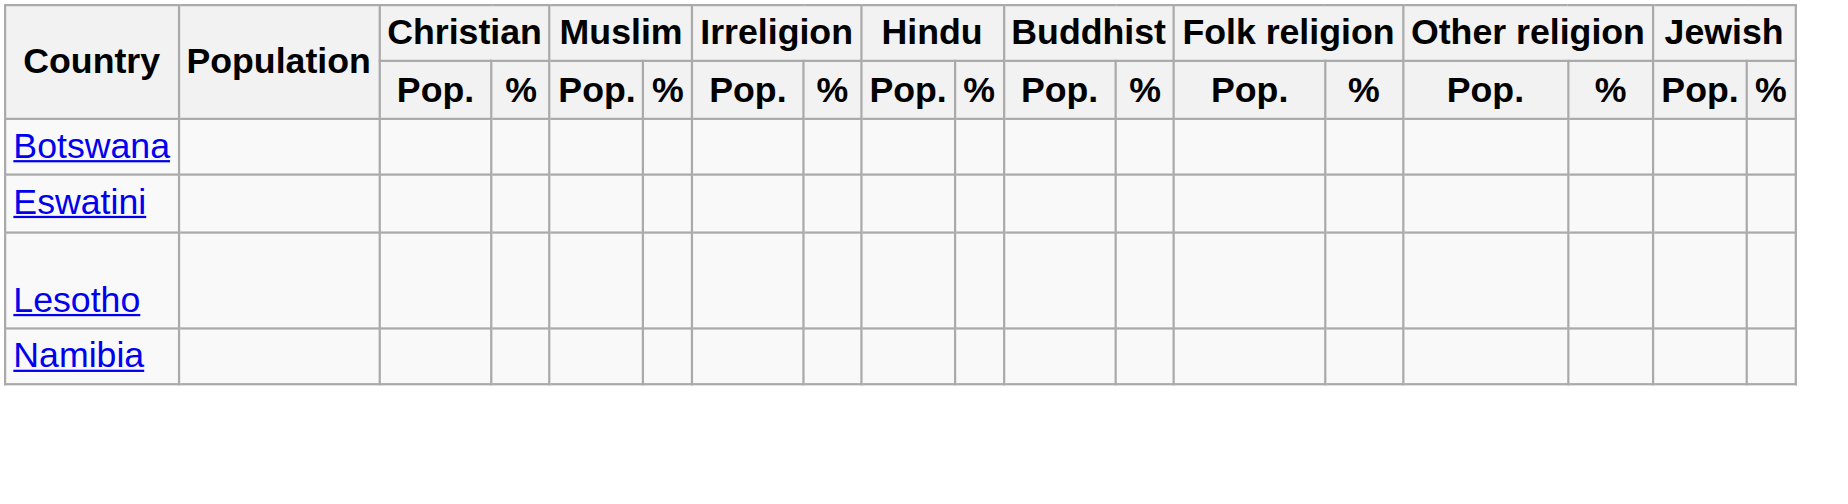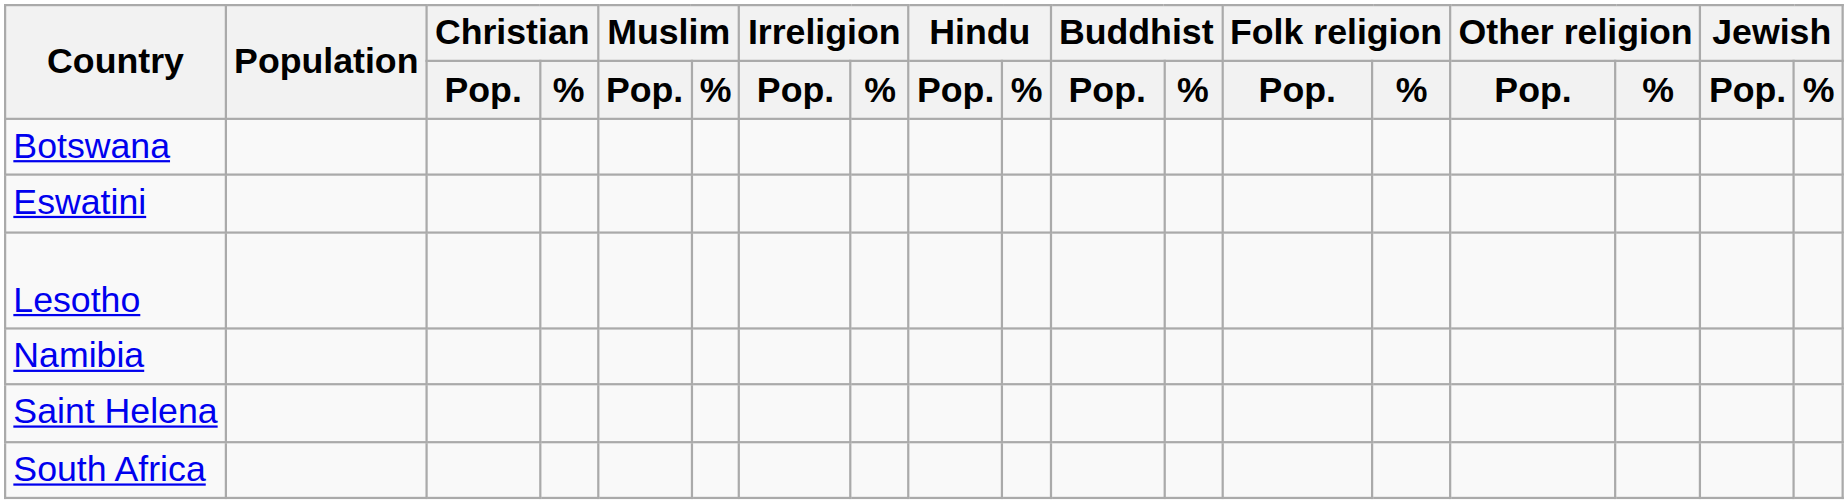+ row: (116, 412)
+ row: (110, 469)
